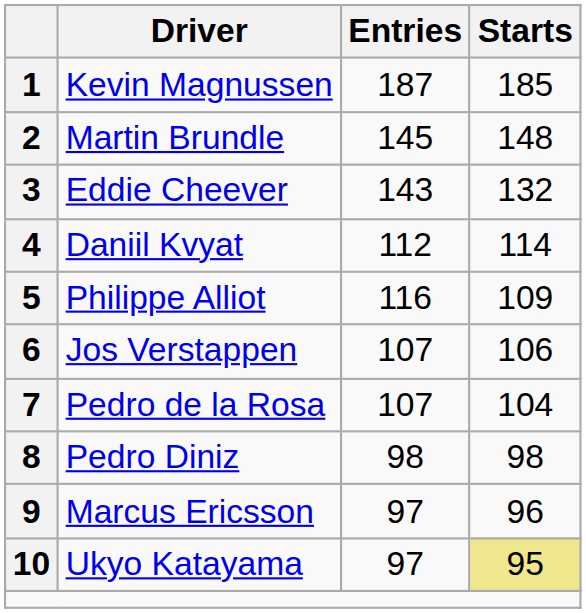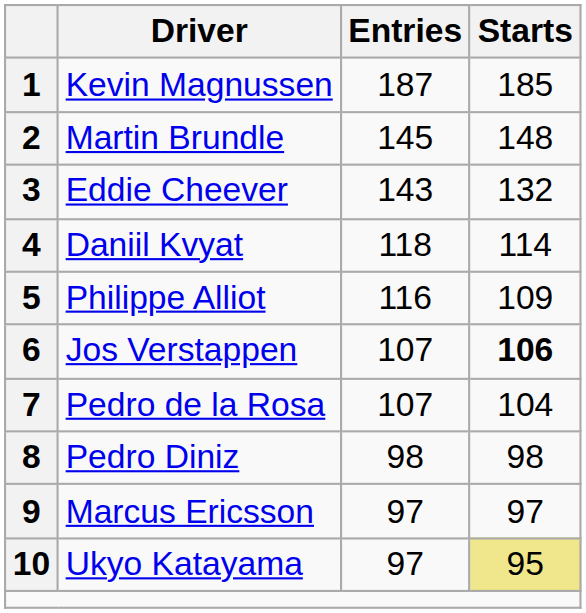(405, 244) 112 -> (405, 244) 118
(525, 350) normal -> (525, 350) bold
(525, 510) 96 -> (525, 510) 97
